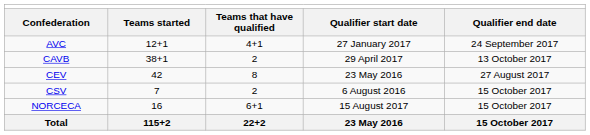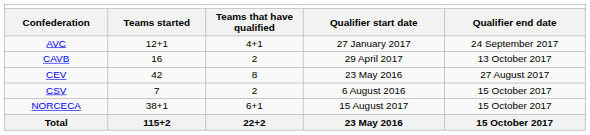(157, 59) 38+1 -> (157, 59) 16
(157, 106) 16 -> (157, 106) 38+1
